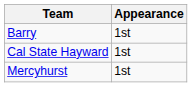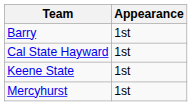+ row: (41, 71)
